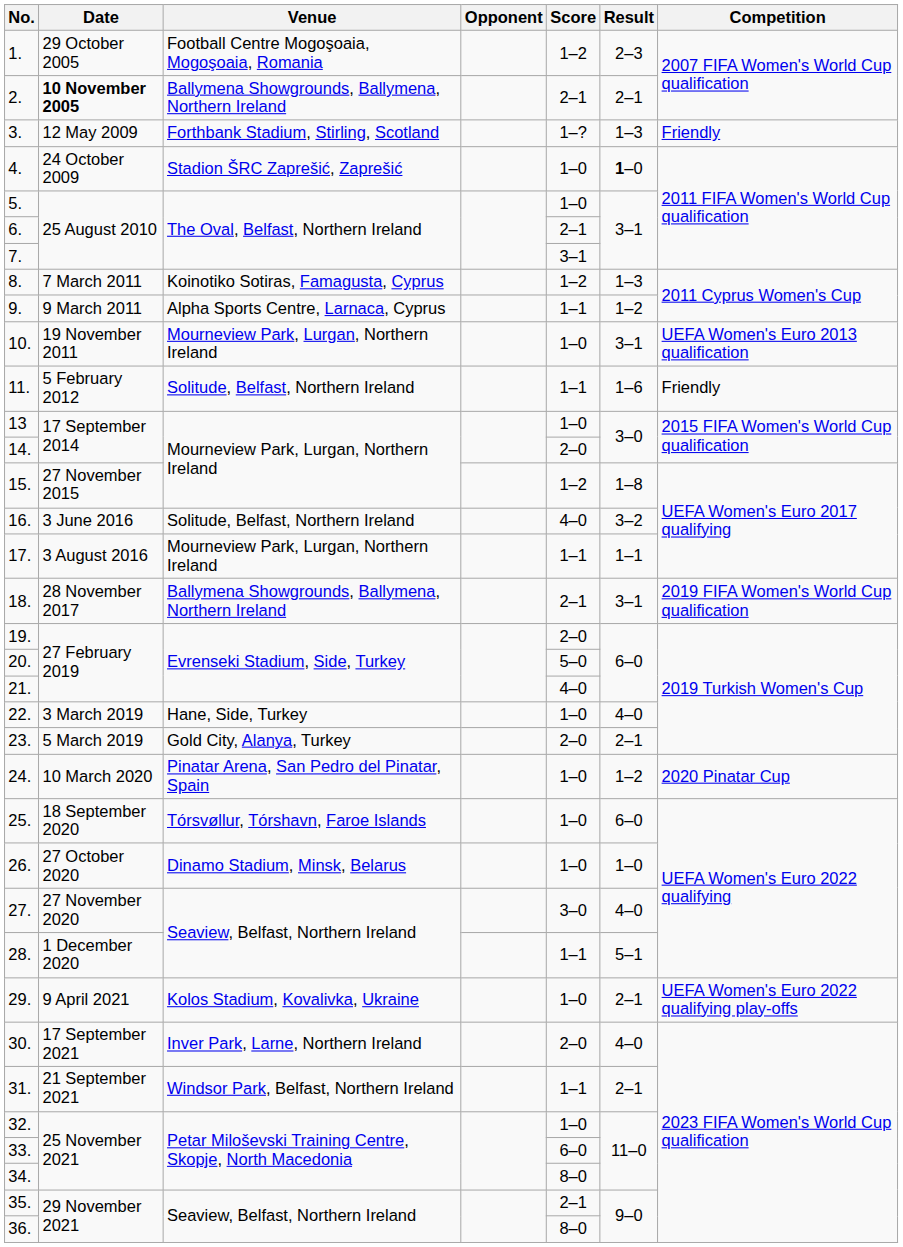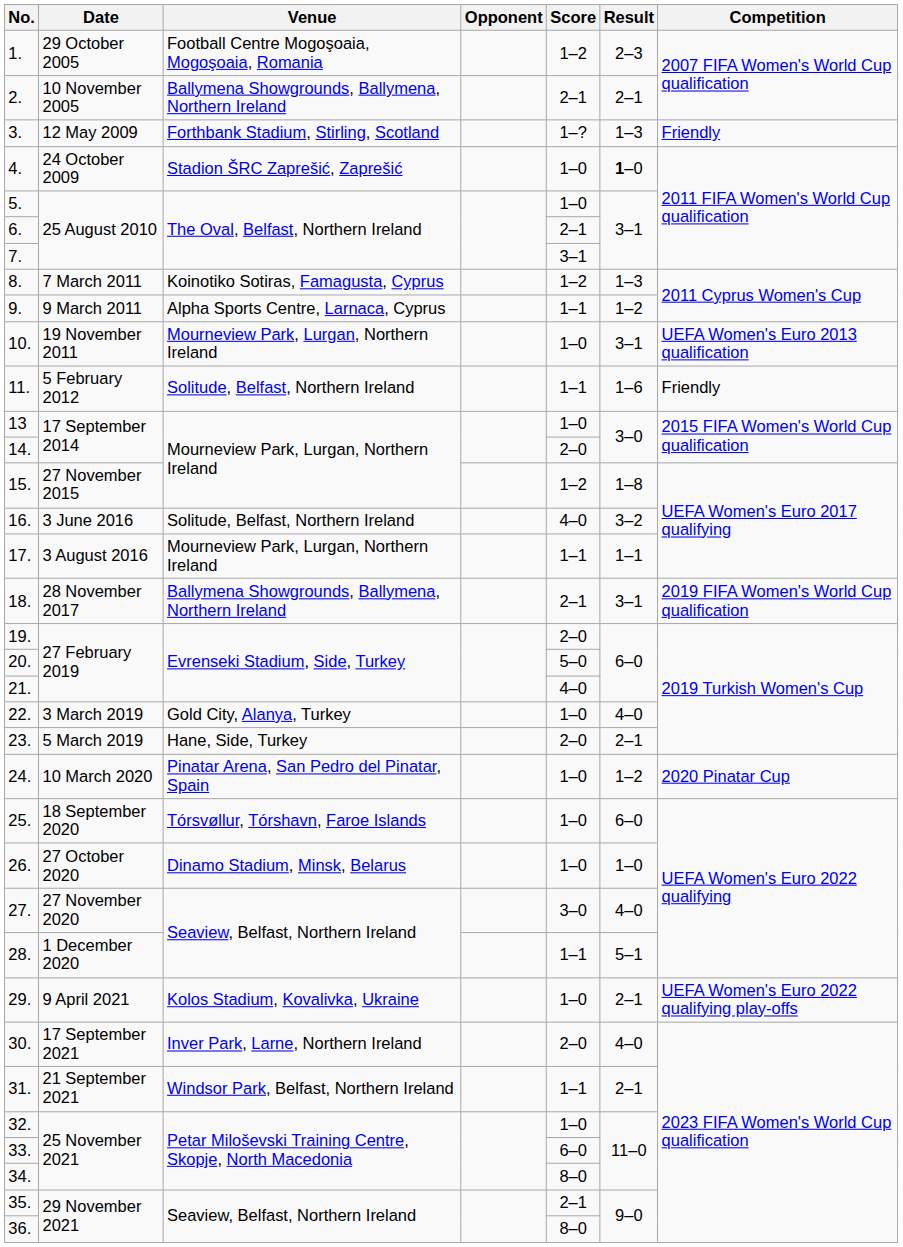(94, 97) bold -> (92, 97) normal
(237, 714) Hane, Side, Turkey -> (259, 714) Gold City, Alanya, Turkey
(259, 740) Gold City, Alanya, Turkey -> (237, 740) Hane, Side, Turkey
